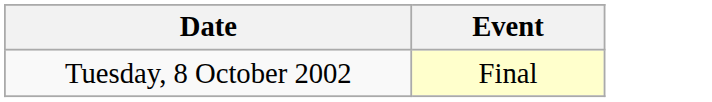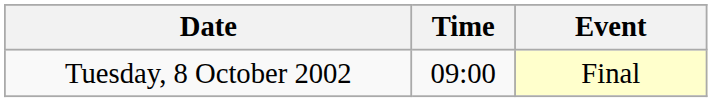+ column: (463, 27)
